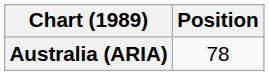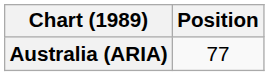(218, 53) 78 -> (218, 53) 77
